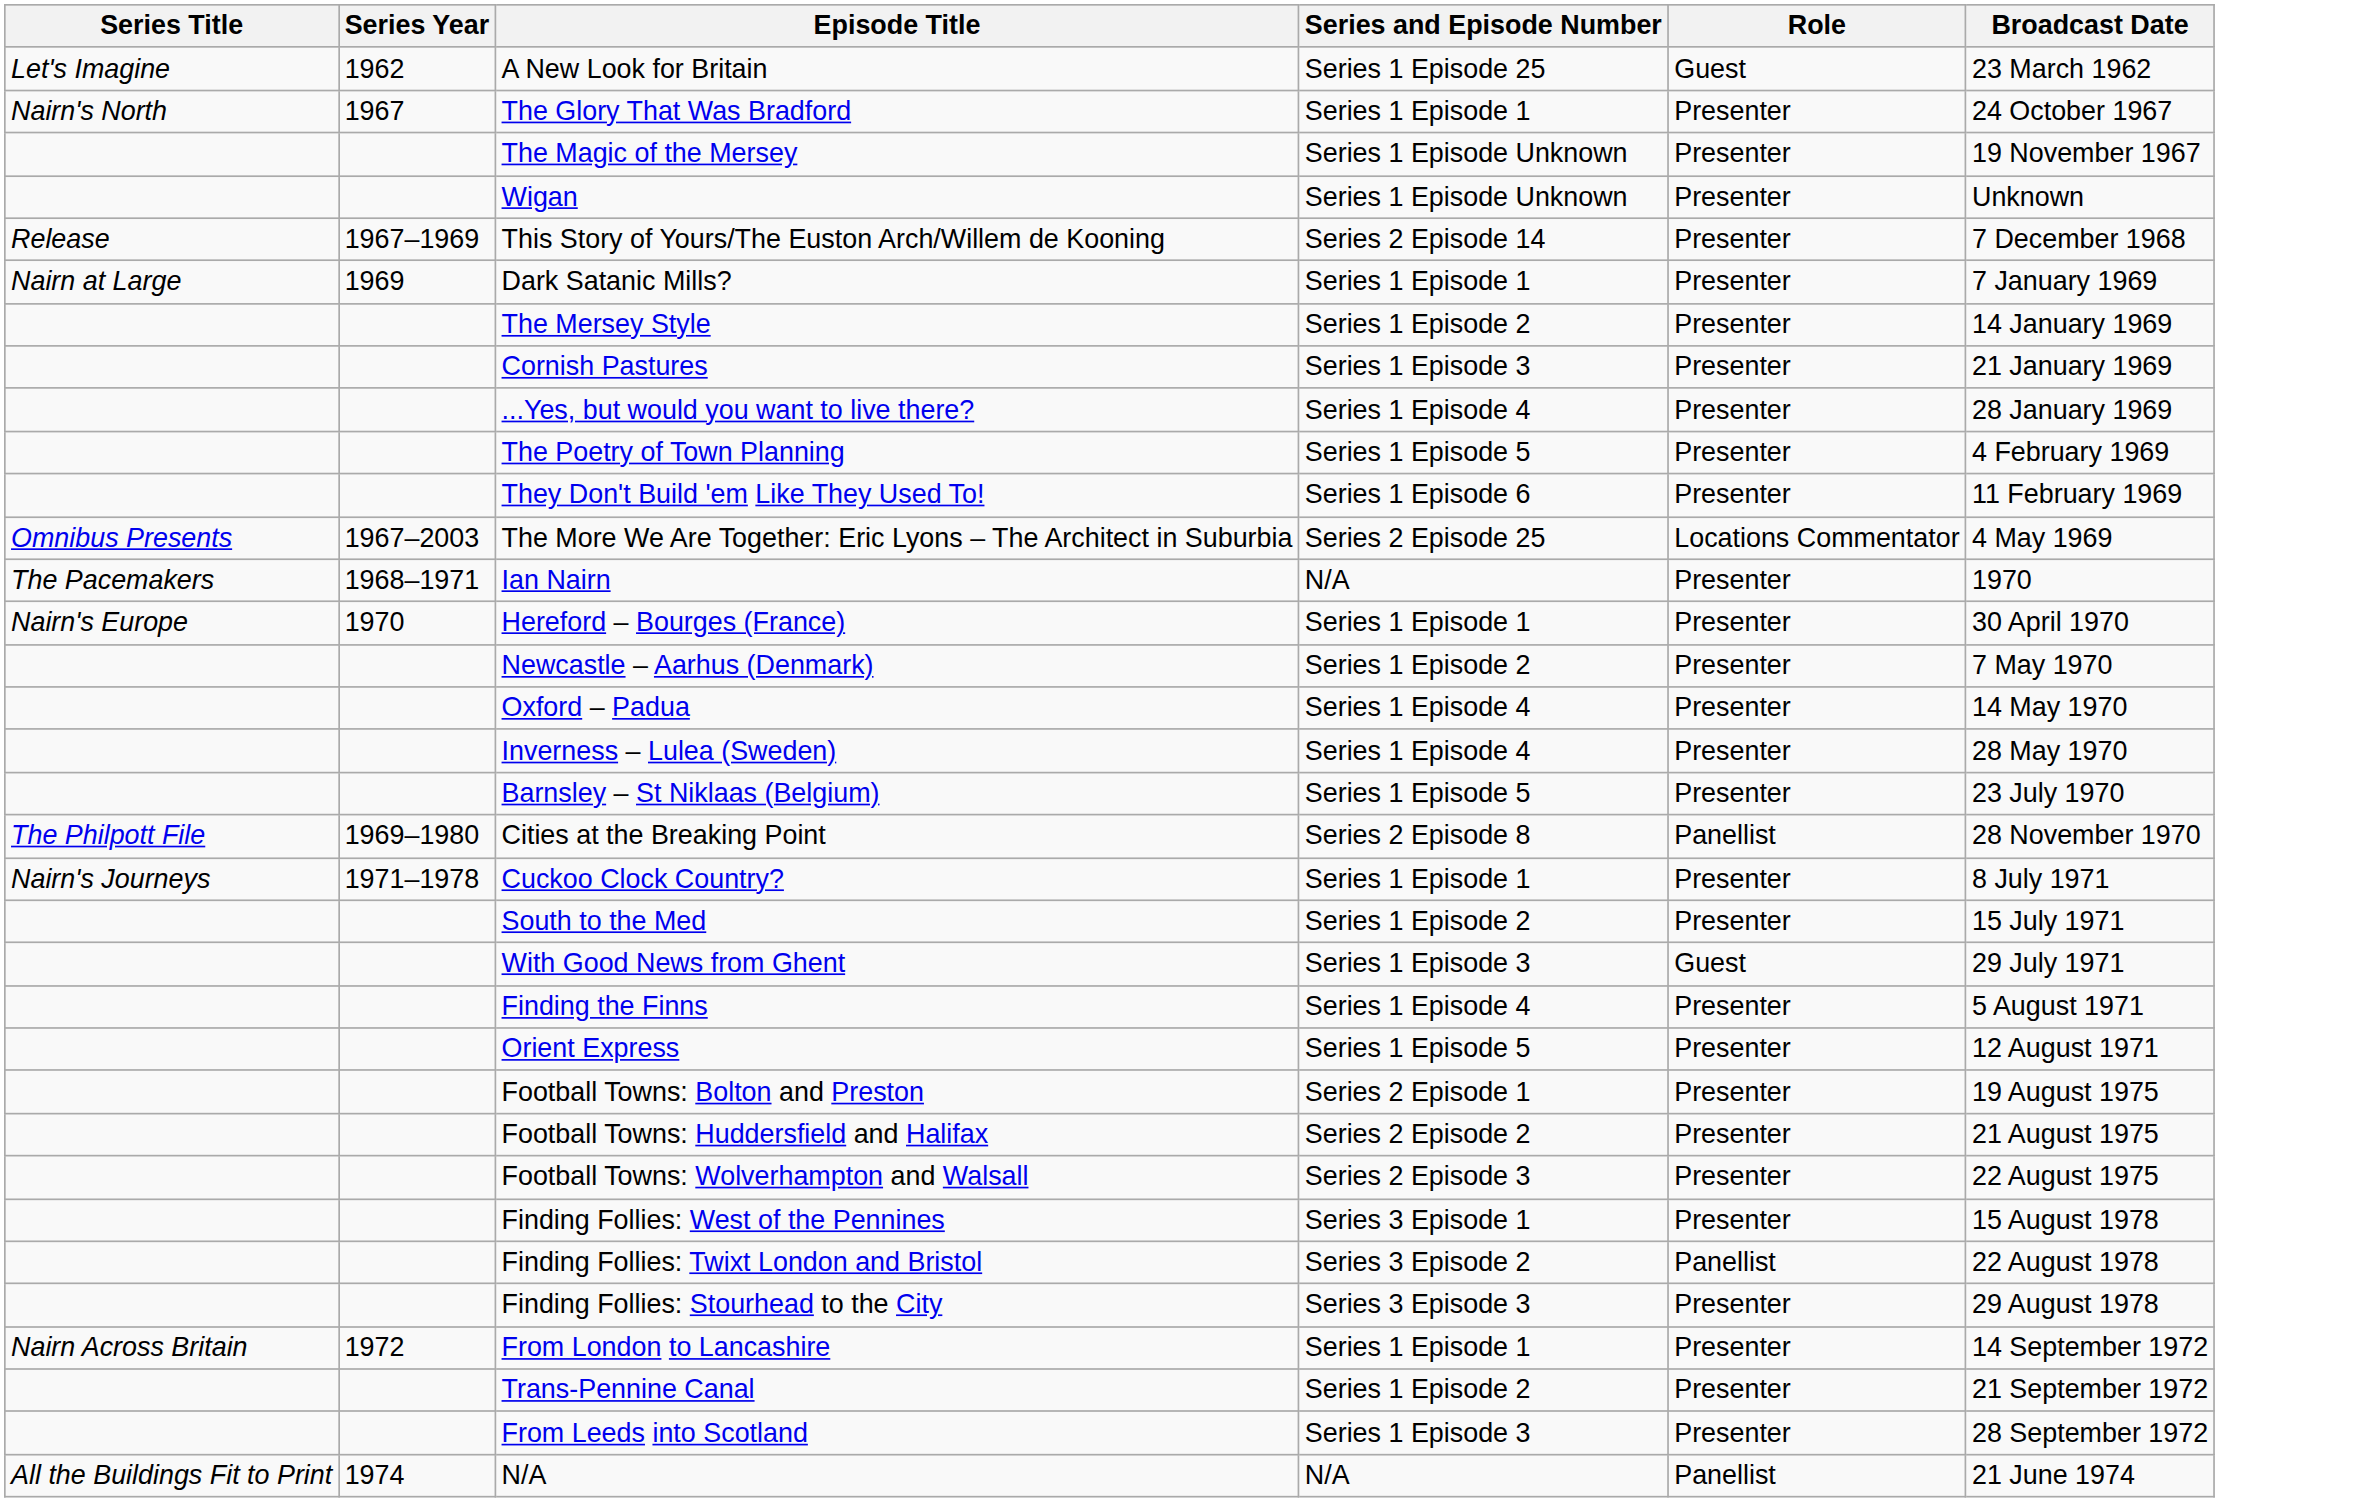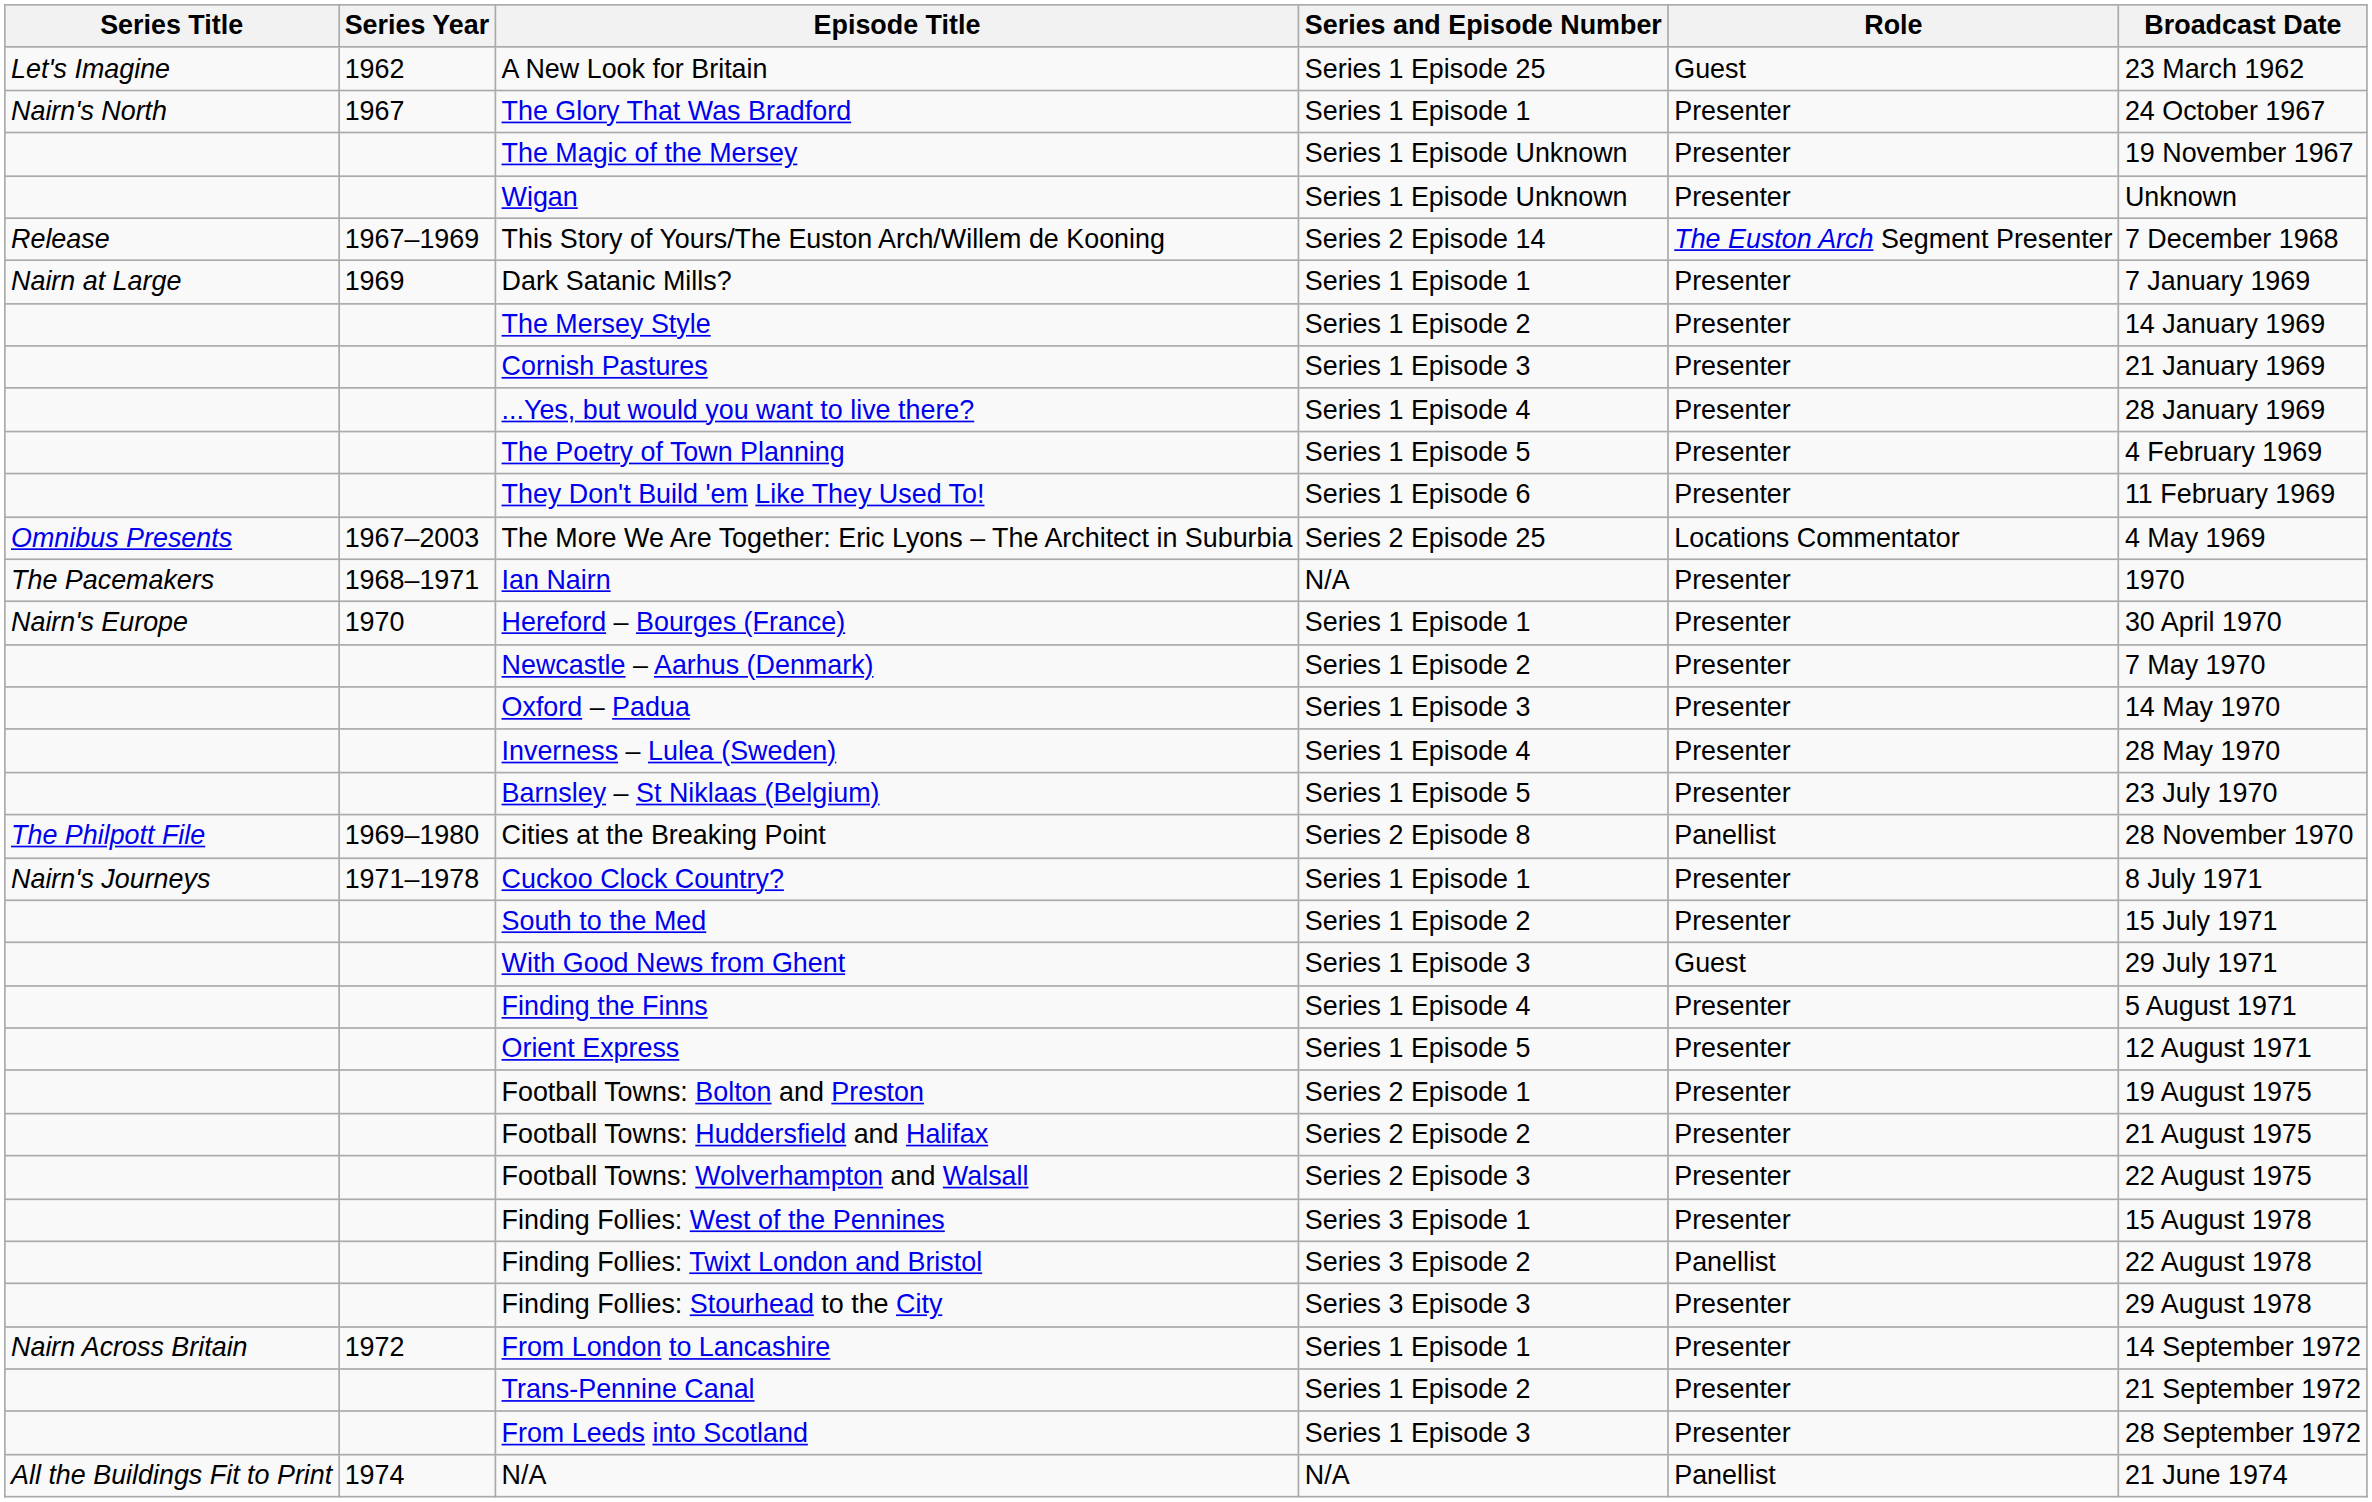(1733, 238) Presenter -> (1893, 238) The Euston Arch Segment Presenter
(1418, 707) Series 1 Episode 4 -> (1418, 707) Series 1 Episode 3
